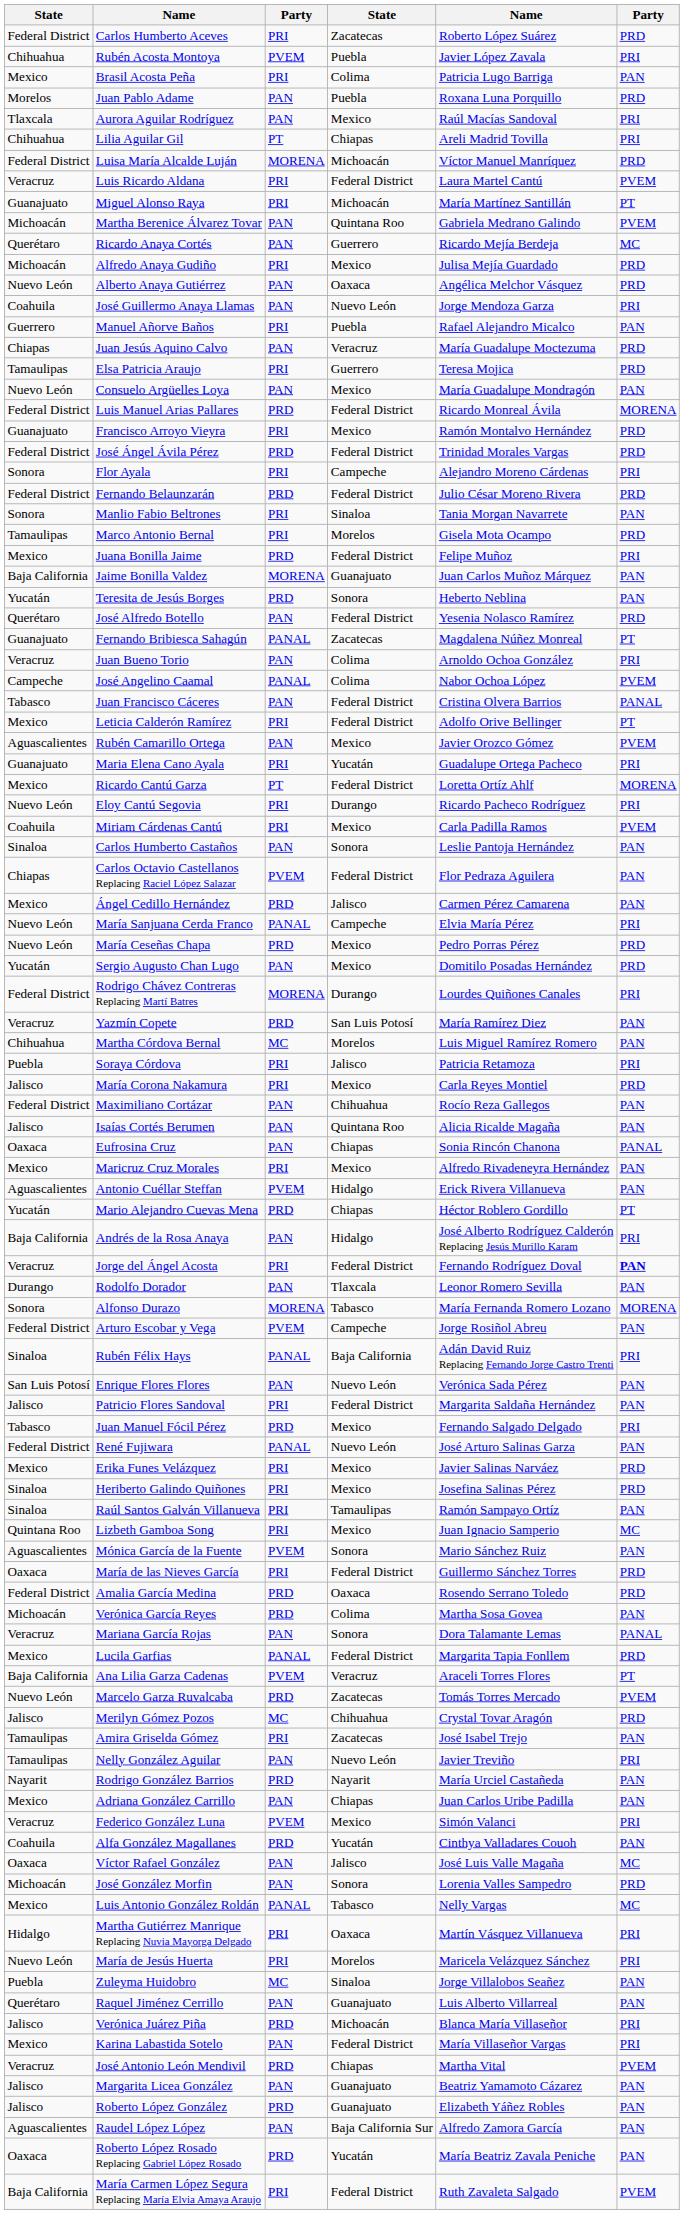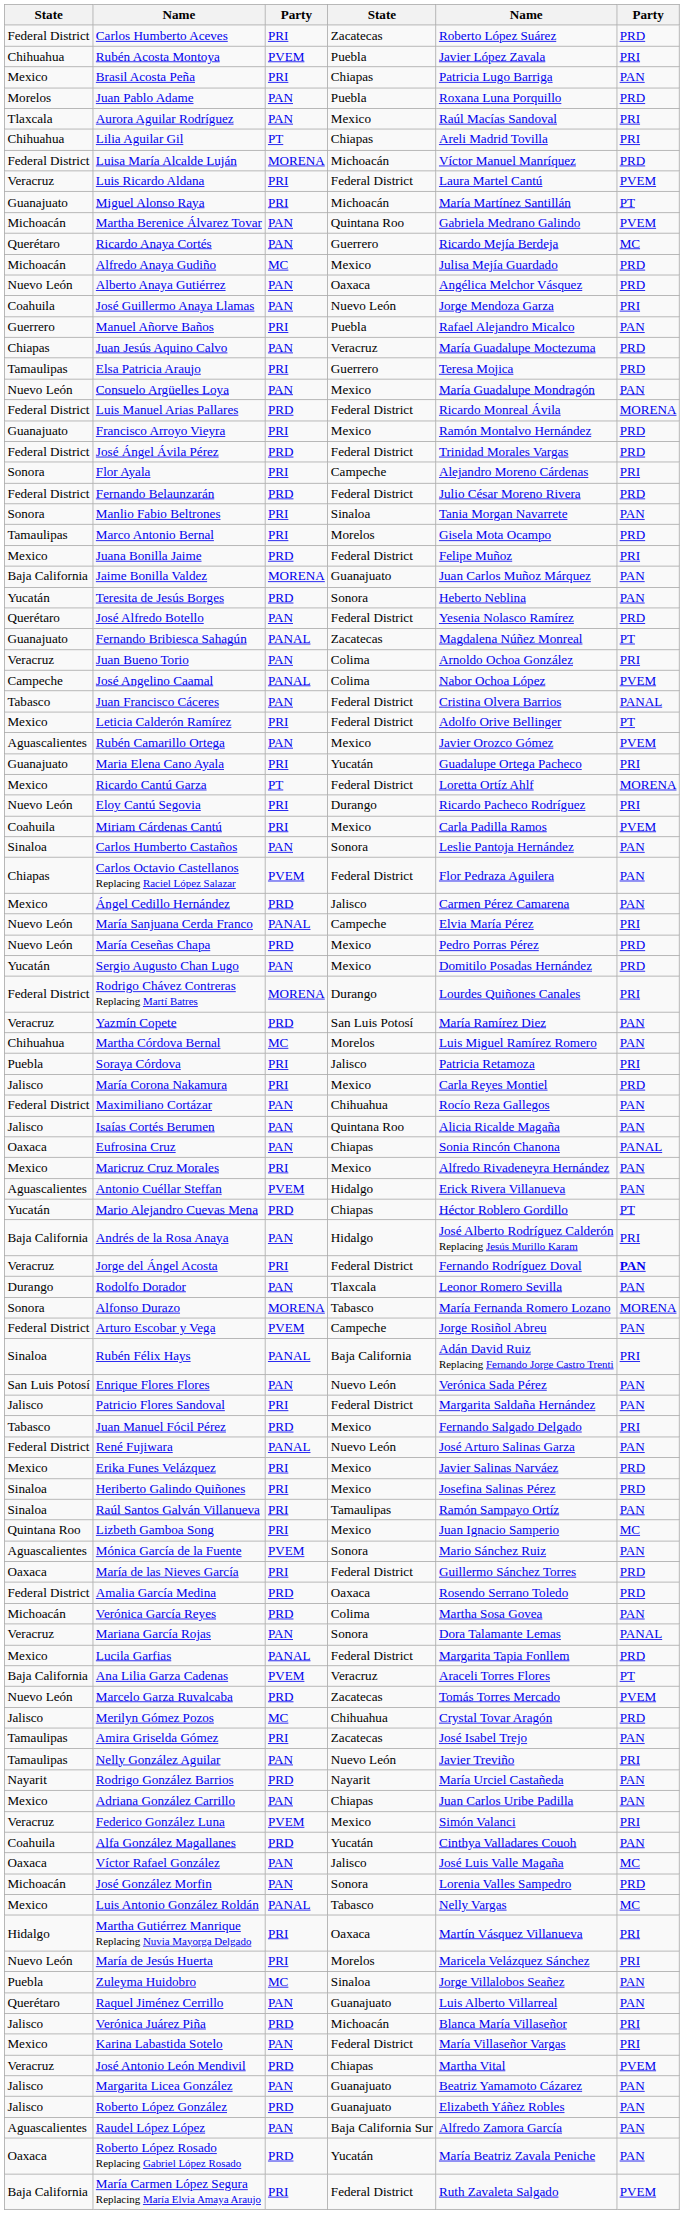(350, 77) Colima -> (352, 77) Chiapas
(278, 264) PRI -> (278, 264) MC
